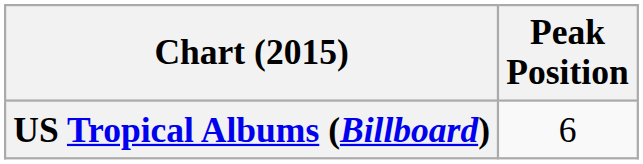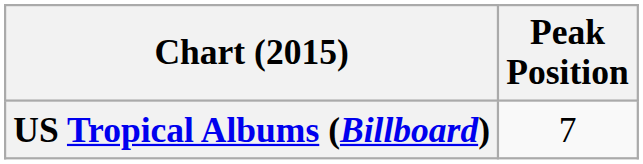(568, 128) 6 -> (568, 128) 7
